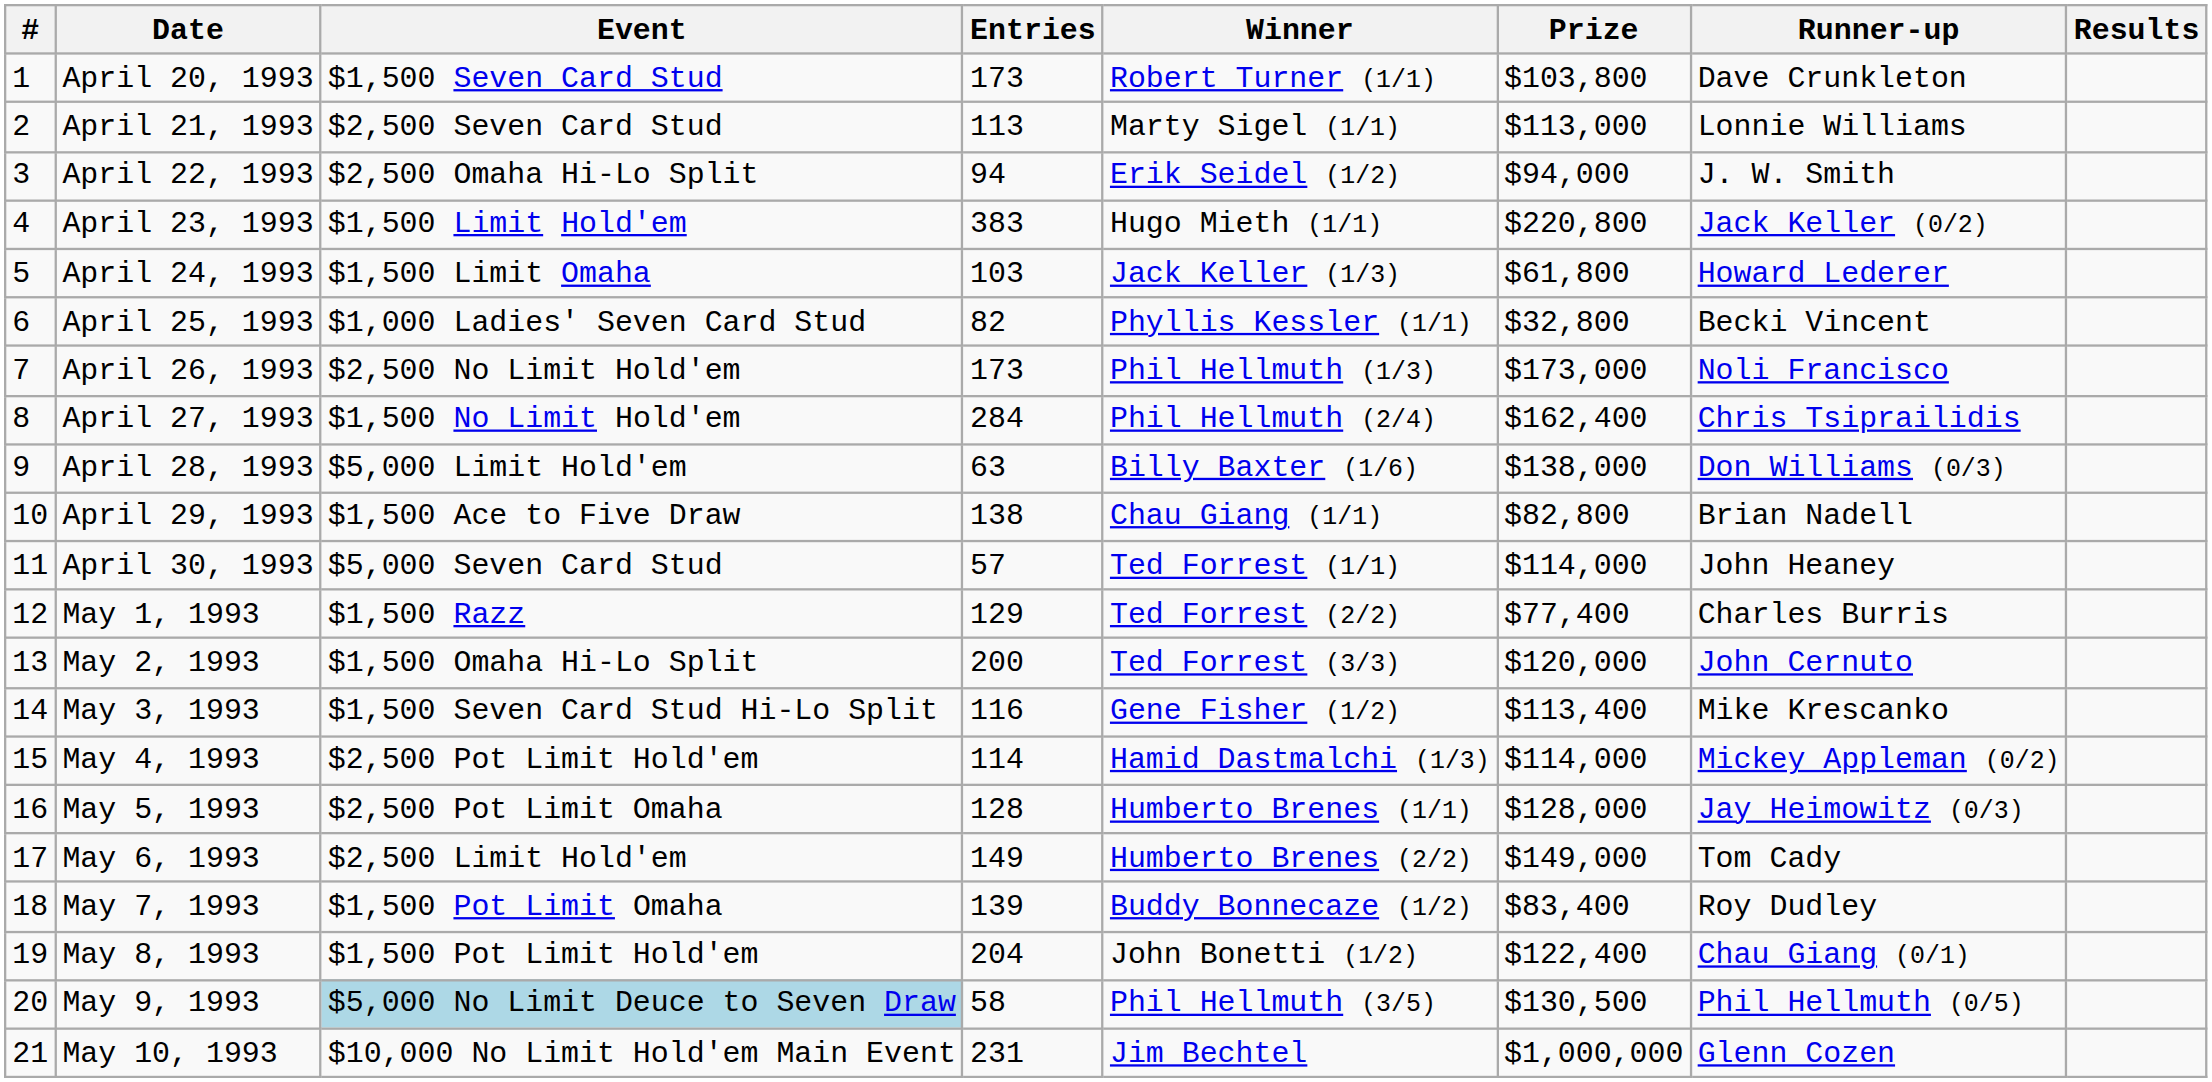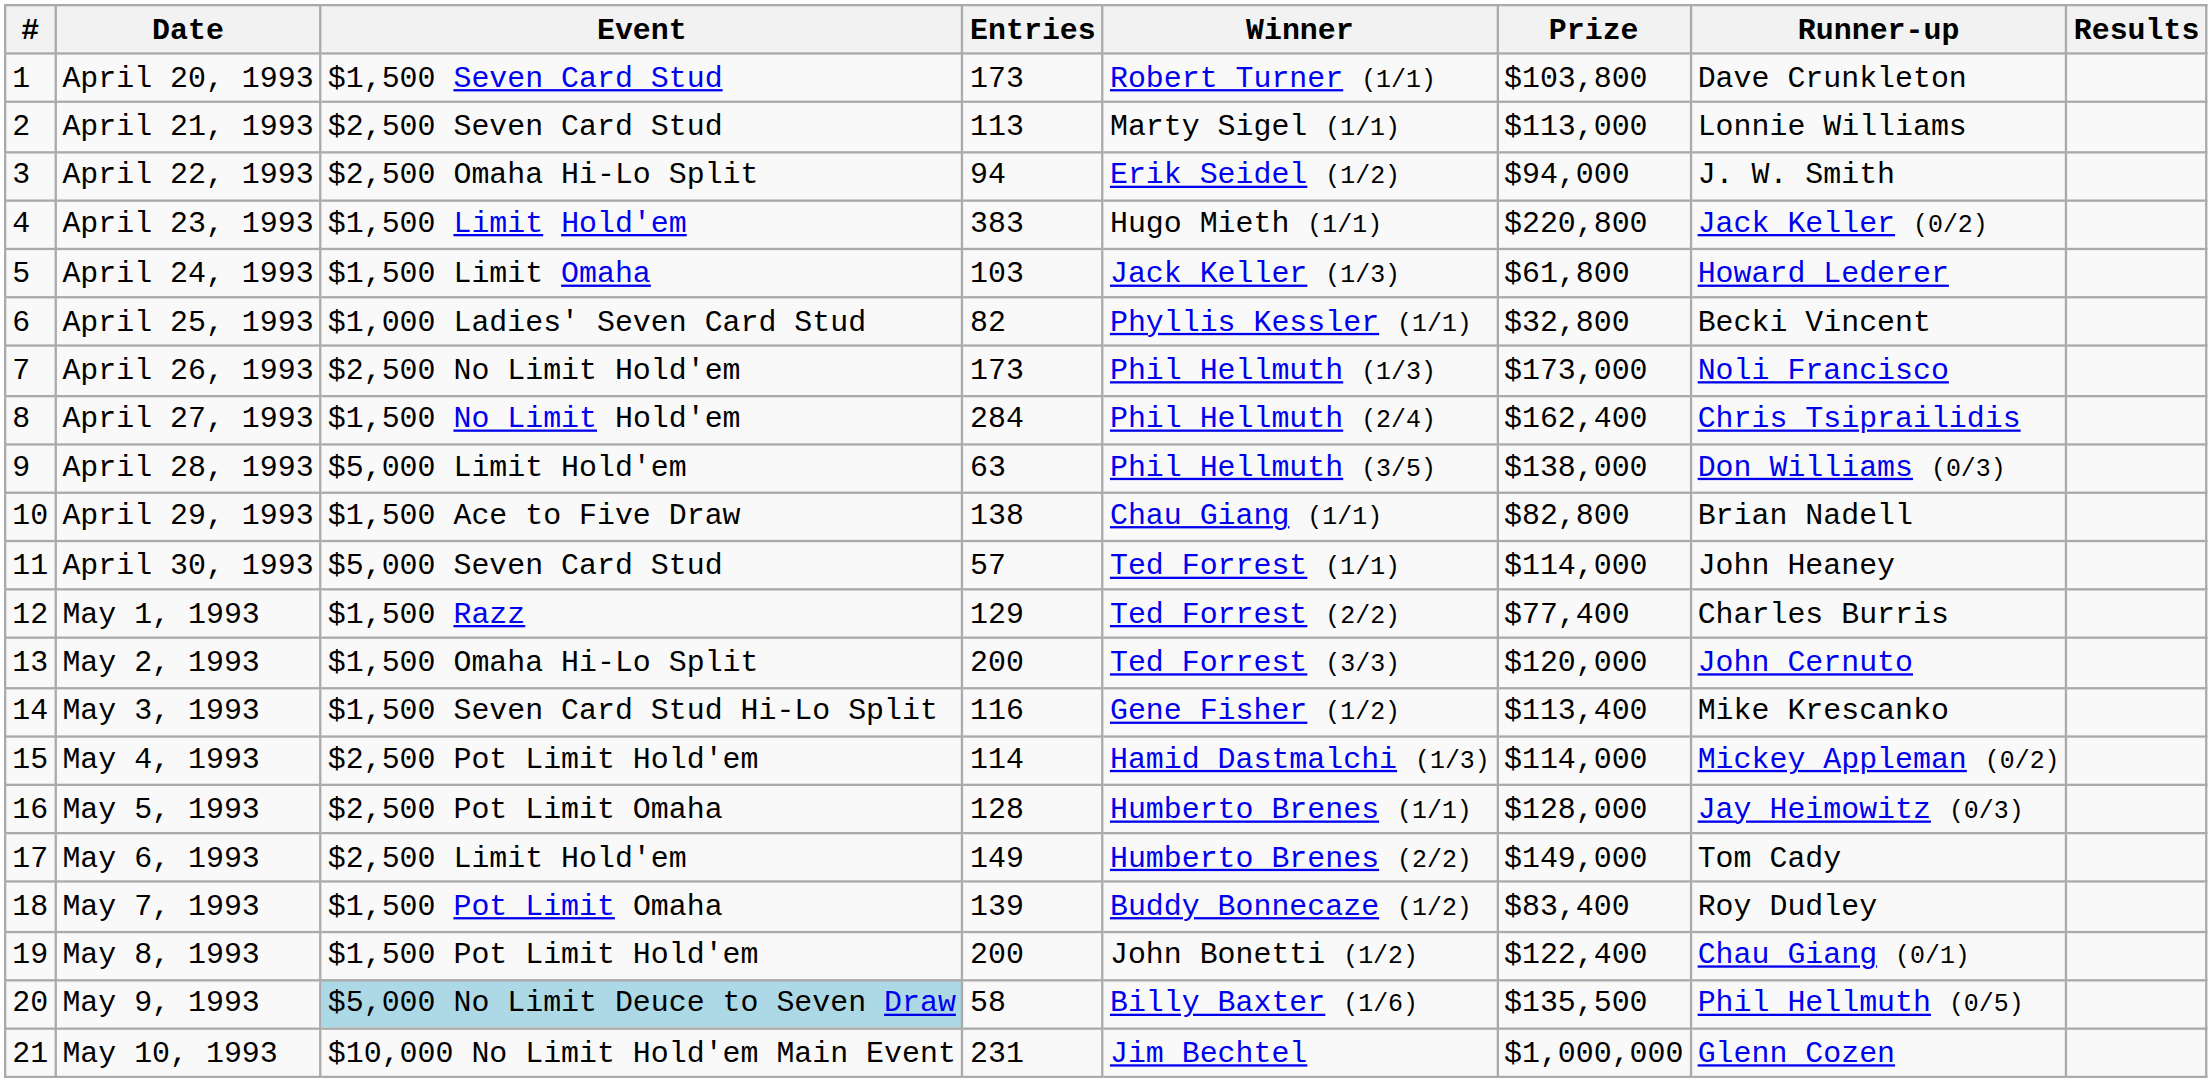(1264, 468) Billy Baxter (1/6) -> (1273, 468) Phil Hellmuth (3/5)
(997, 955) 204 -> (997, 955) 200
(1273, 1004) Phil Hellmuth (3/5) -> (1264, 1004) Billy Baxter (1/6)
(1576, 1004) $130,500 -> (1576, 1004) $135,500
